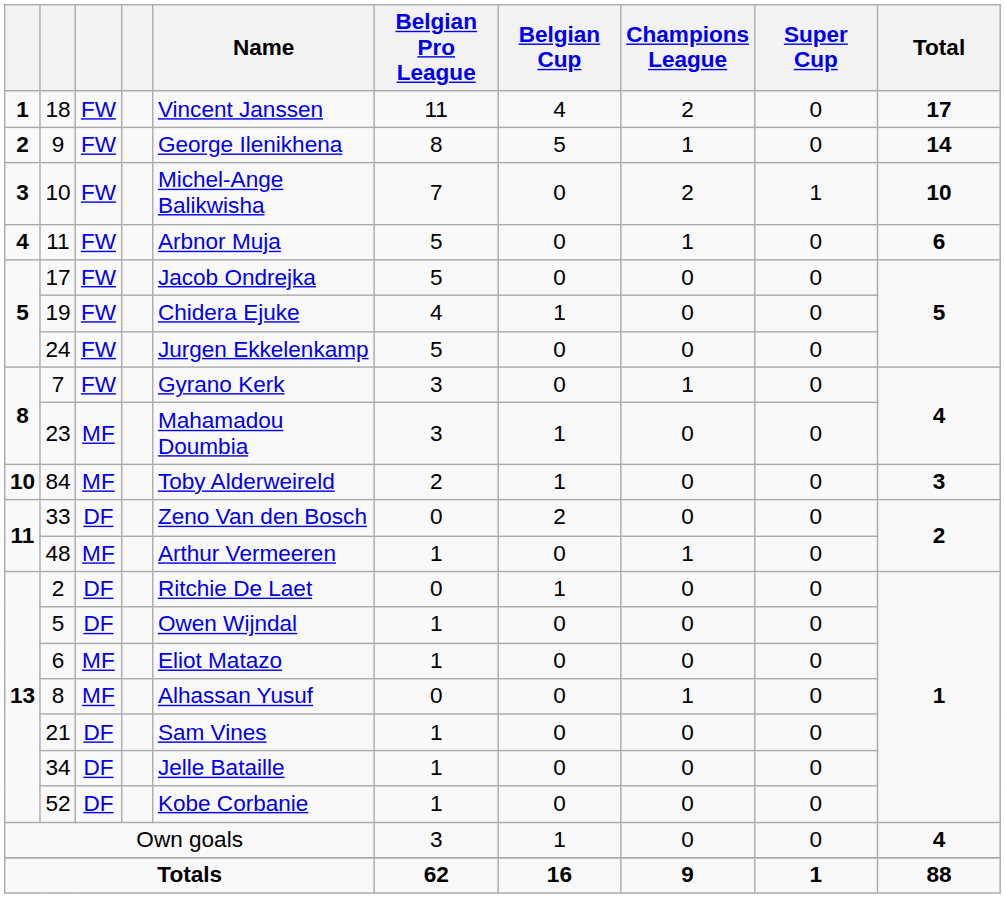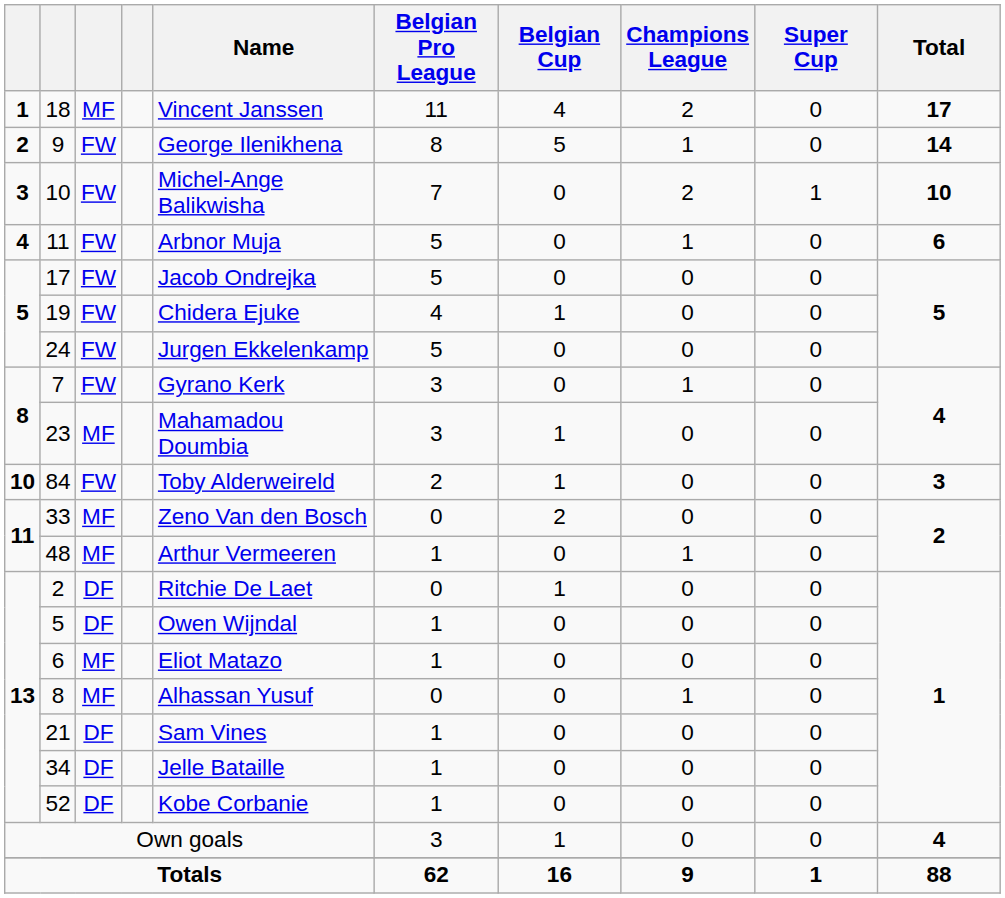(98, 108) FW -> (98, 108) MF
(98, 481) MF -> (98, 481) FW
(98, 517) DF -> (98, 517) MF
